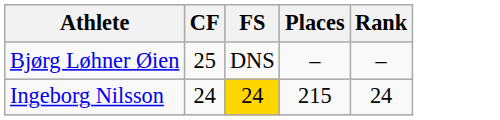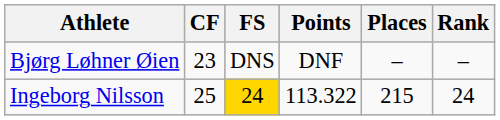+ column: (321, 23)
(205, 60) 25 -> (205, 60) 23
(205, 96) 24 -> (205, 96) 25
